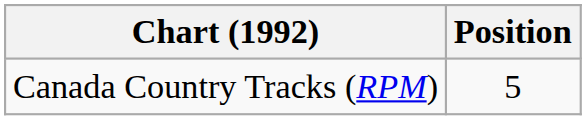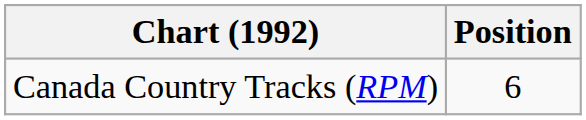(513, 85) 5 -> (513, 85) 6
